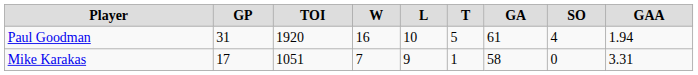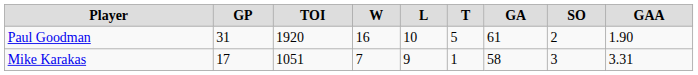(554, 37) 4 -> (554, 37) 2
(621, 37) 1.94 -> (621, 37) 1.90
(554, 59) 0 -> (554, 59) 3
